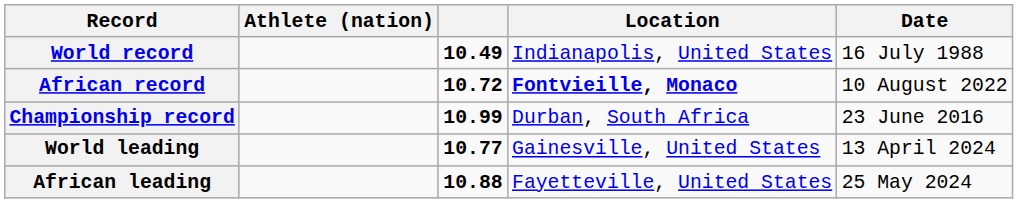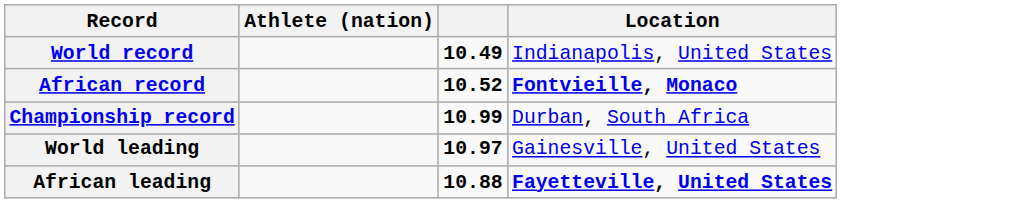- column: (925, 21)
(473, 85) 10.72 -> (473, 85) 10.52
(473, 150) 10.77 -> (473, 150) 10.97
(672, 182) normal -> (672, 182) bold
